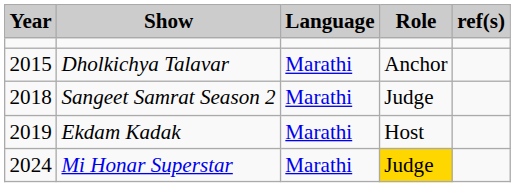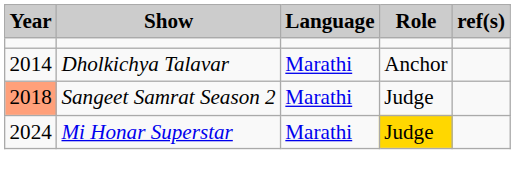(31, 64) 2015 -> (31, 64) 2014
(31, 97) no background -> (31, 97) lightsalmon background
- row: (121, 131)
